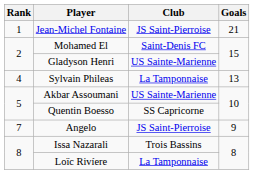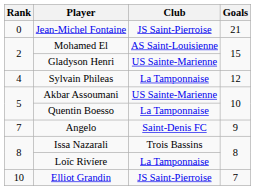(19, 29) 1 -> (19, 29) 0
(174, 45) Saint-Denis FC -> (174, 45) AS Saint-Louisienne
(234, 78) 13 -> (235, 78) 12
(174, 111) SS Capricorne -> (174, 111) La Tamponnaise
(174, 128) JS Saint-Pierroise -> (174, 128) Saint-Denis FC
+ row: (81, 177)
